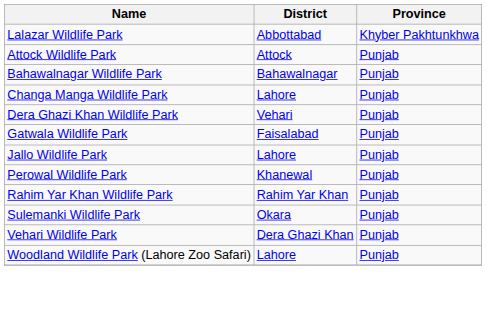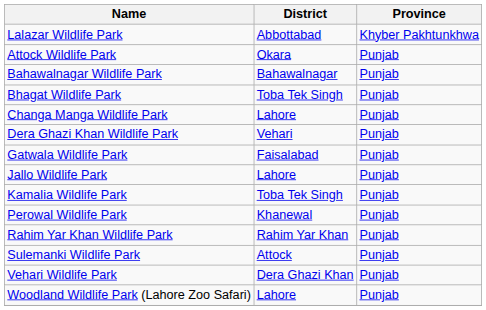(274, 54) Attock -> (274, 54) Okara
+ row: (64, 94)
+ row: (67, 194)
(274, 214) Okara -> (274, 255) Attock
